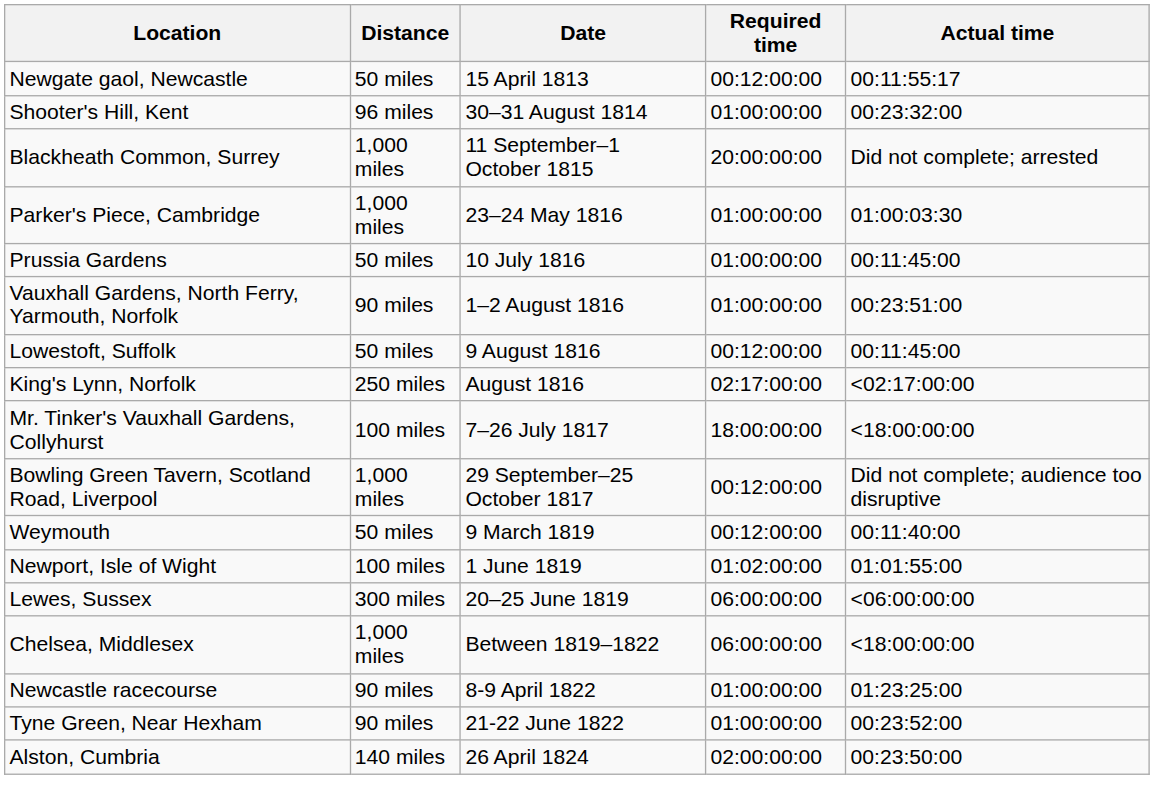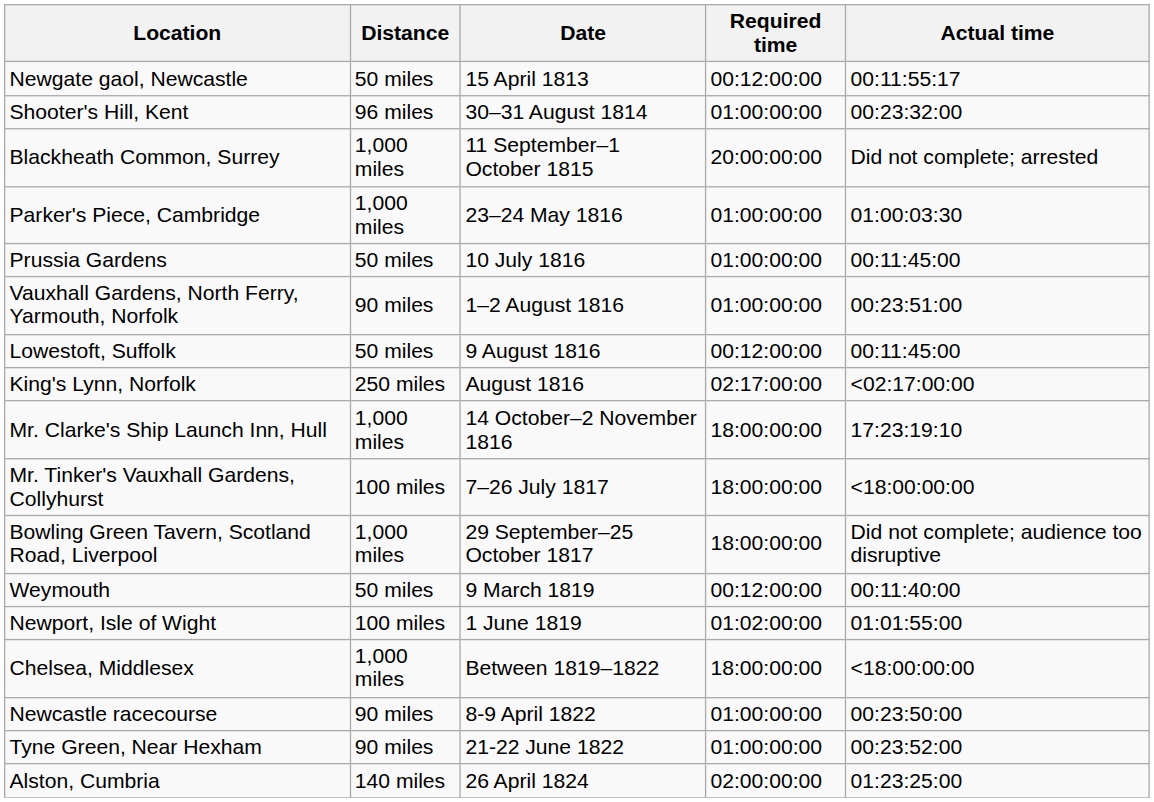+ row: (168, 429)
(766, 486) 00:12:00:00 -> (766, 544) 18:00:00:00
- row: (81, 599)
(766, 644) 06:00:00:00 -> (766, 668) 18:00:00:00
(906, 689) 01:23:25:00 -> (906, 713) 00:23:50:00
(906, 756) 00:23:50:00 -> (906, 780) 01:23:25:00
